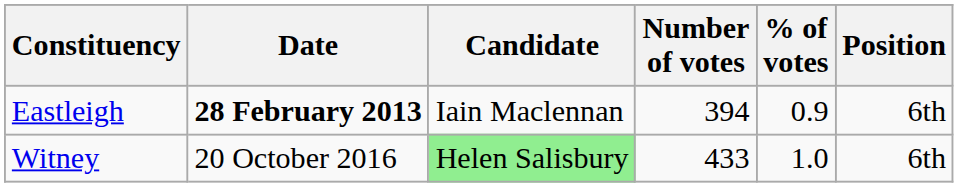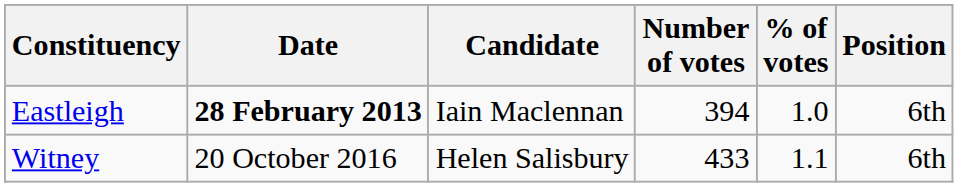(810, 109) 0.9 -> (810, 109) 1.0
(532, 157) lightgreen background -> (532, 157) no background
(810, 157) 1.0 -> (810, 157) 1.1
